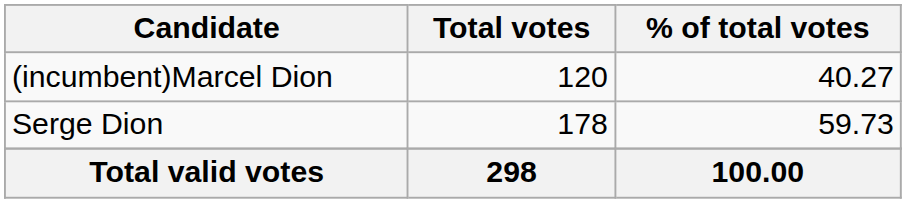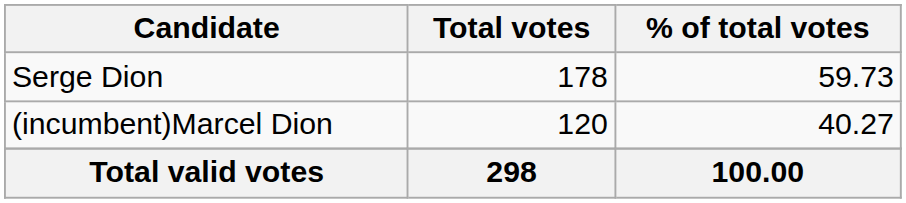rows swapped: (88, 124) <-> (172, 76)
